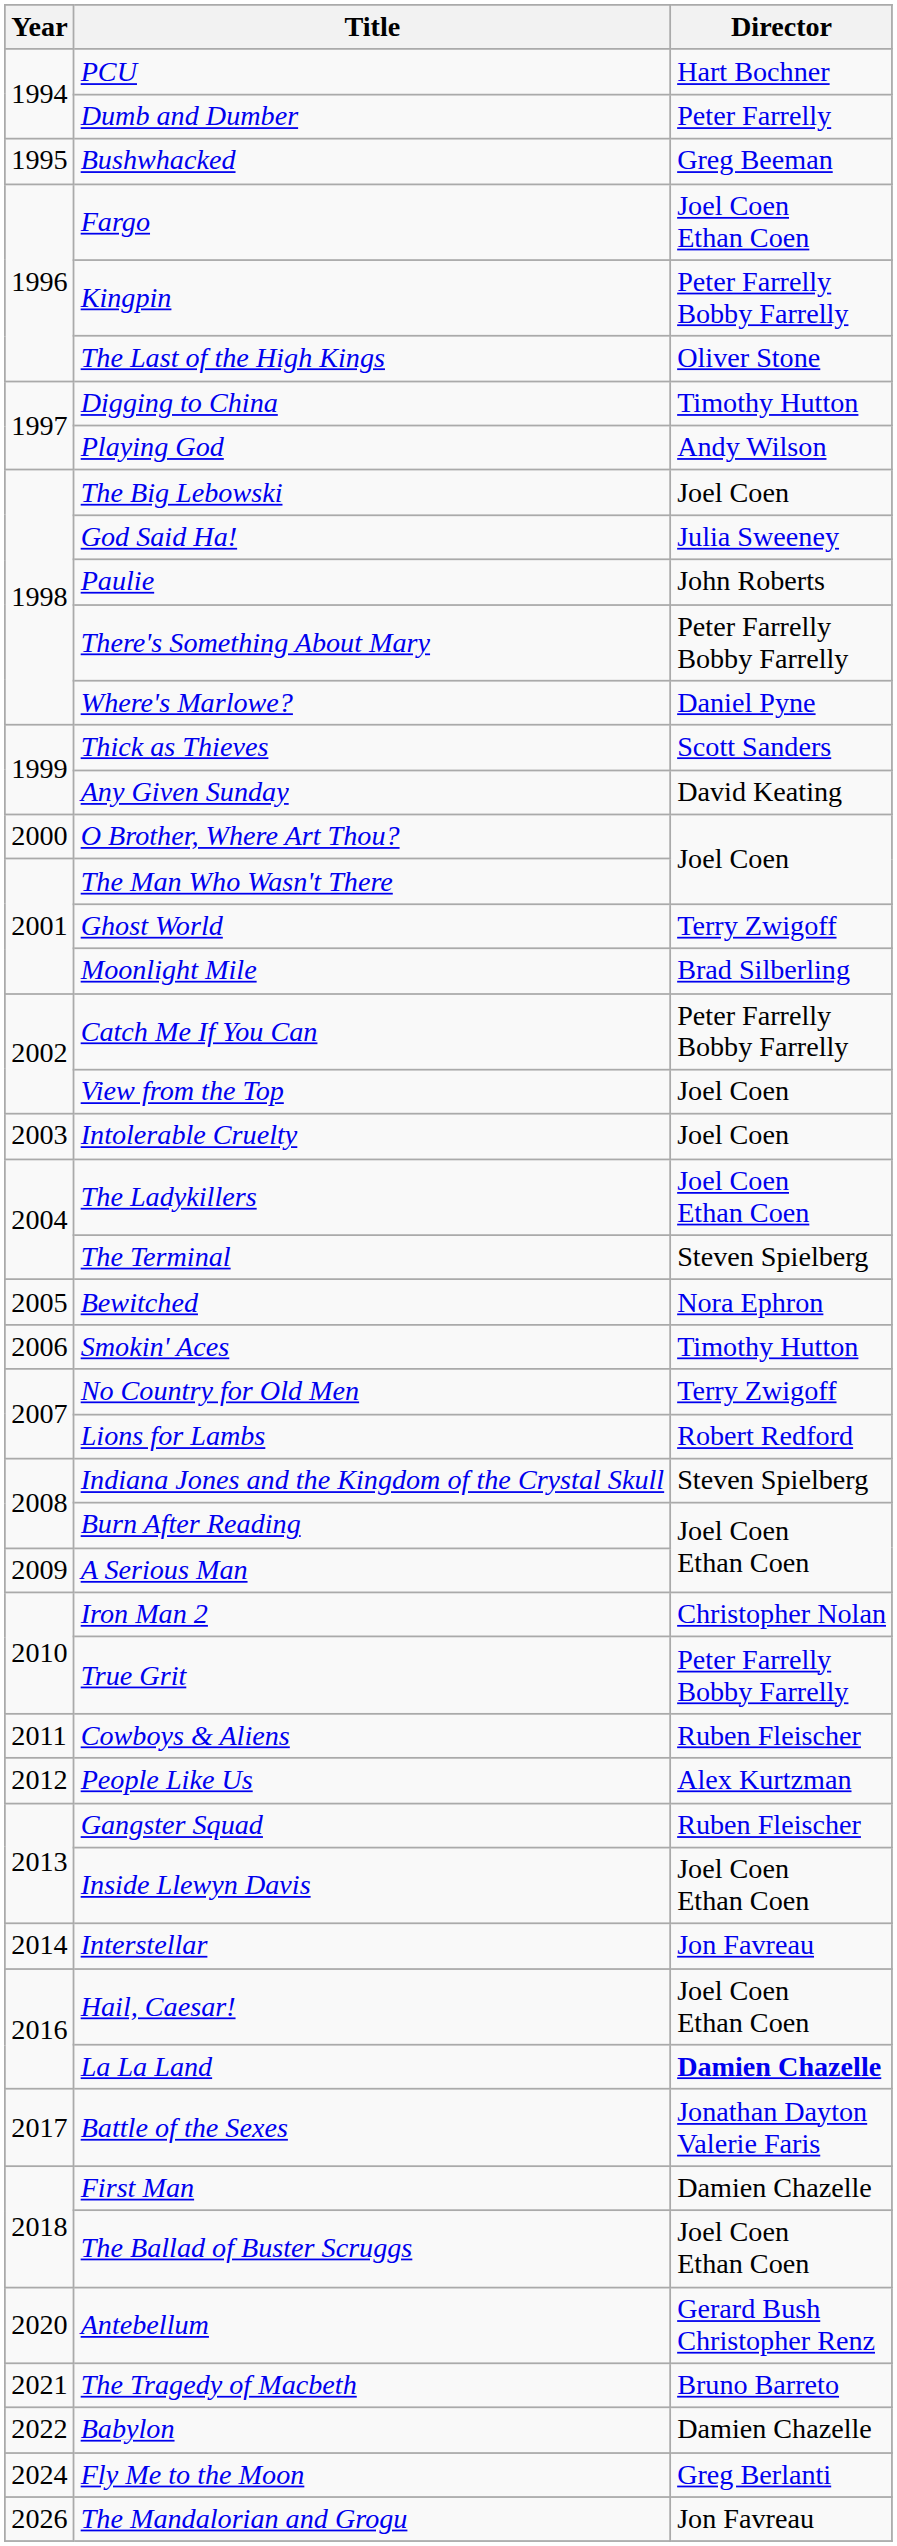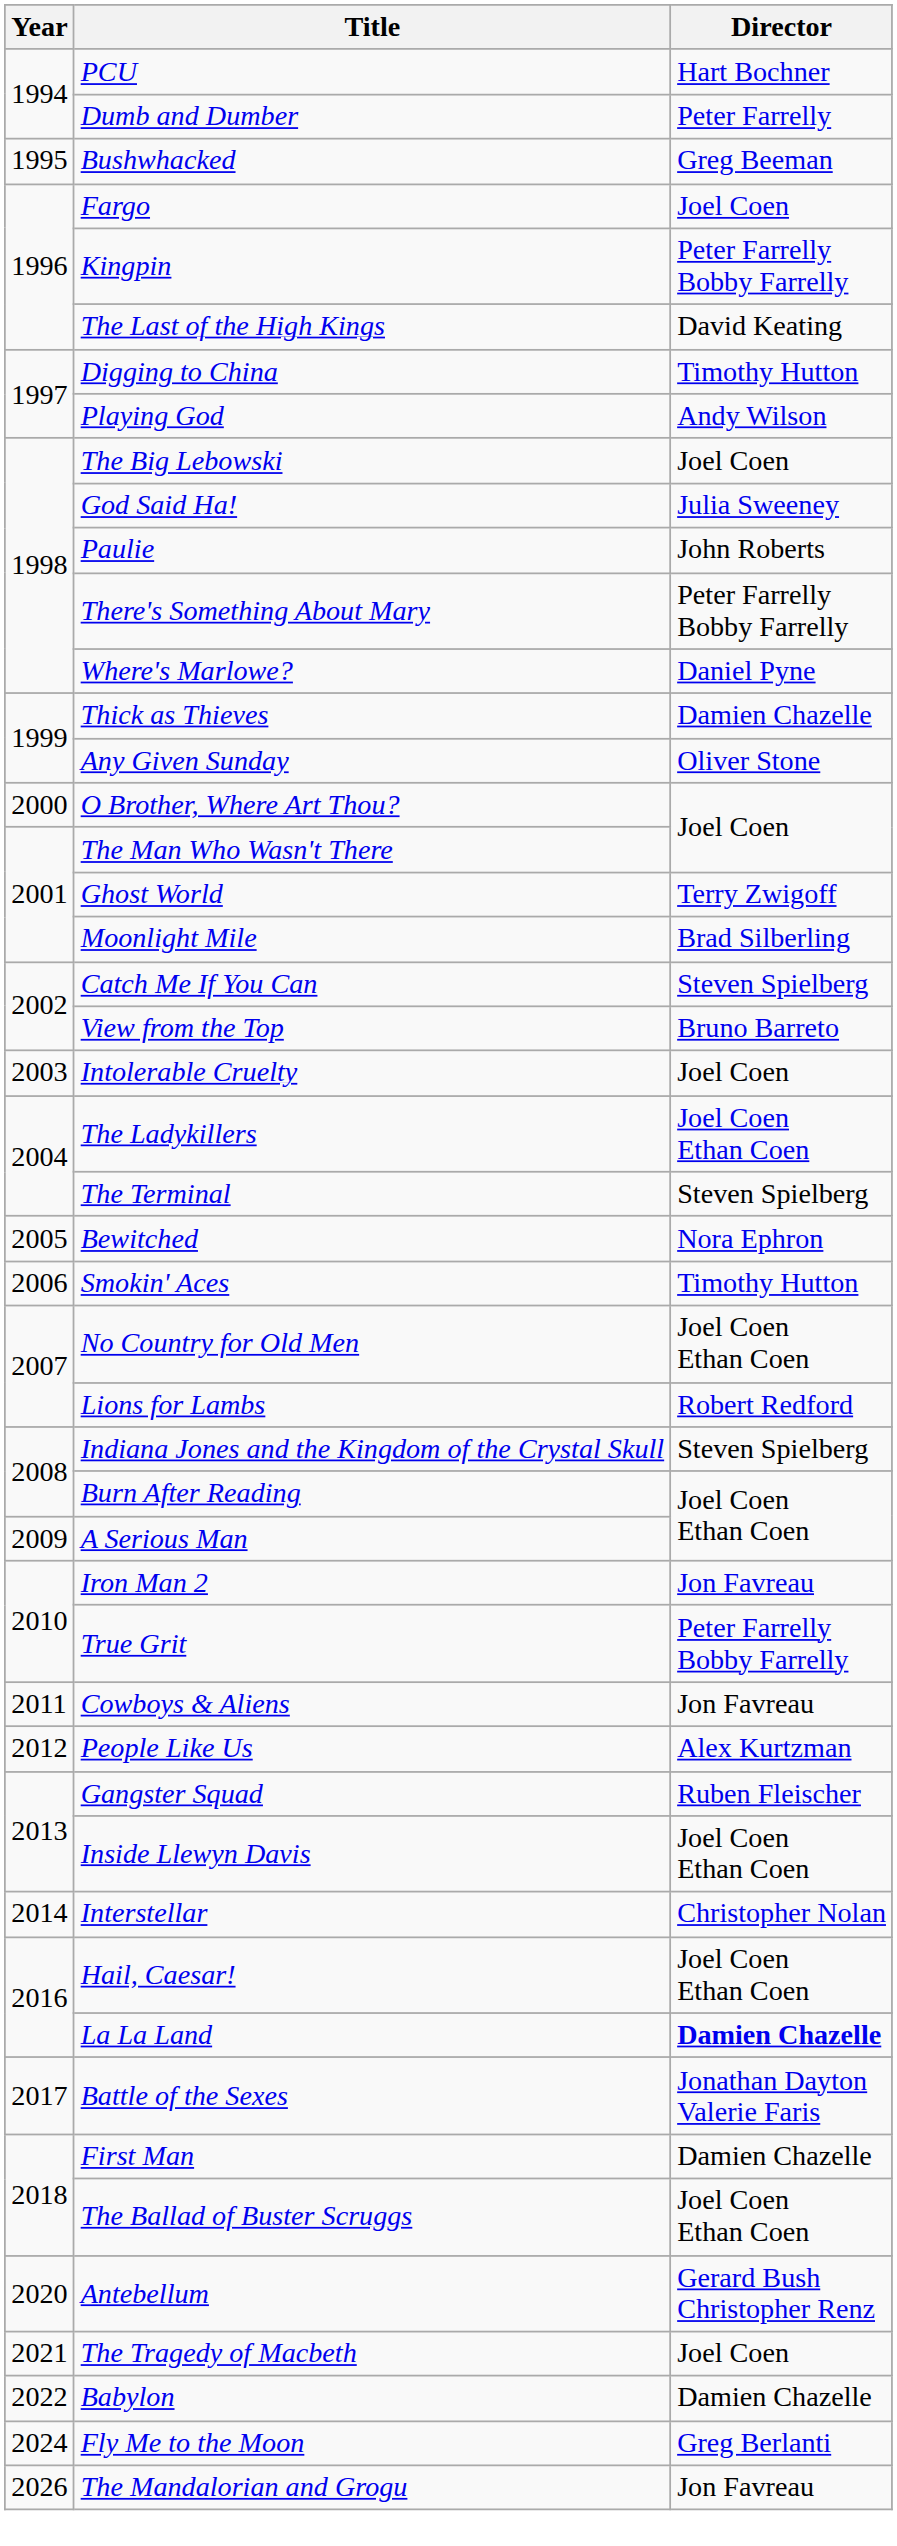(743, 221) Joel Coen Ethan Coen -> (733, 205) Joel Coen
(749, 358) Oliver Stone -> (760, 326) David Keating
(754, 747) Scott Sanders -> (774, 715) Damien Chazelle
(760, 791) David Keating -> (749, 760) Oliver Stone
(763, 1030) Peter Farrelly Bobby Farrelly -> (773, 983) Steven Spielberg
(733, 1091) Joel Coen -> (758, 1028) Bruno Barreto
(757, 1391) Terry Zwigoff -> (743, 1343) Joel Coen Ethan Coen
(782, 1614) Christopher Nolan -> (746, 1582) Jon Favreau
(769, 1735) Ruben Fleischer -> (746, 1703) Jon Favreau
(746, 1945) Jon Favreau -> (782, 1913) Christopher Nolan
(758, 2385) Bruno Barreto -> (733, 2353) Joel Coen
